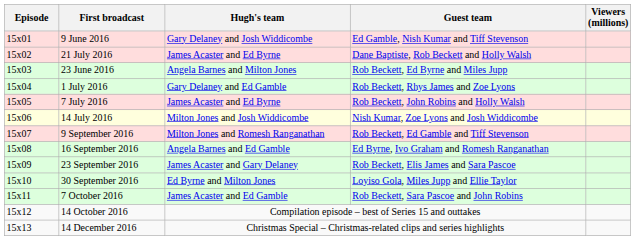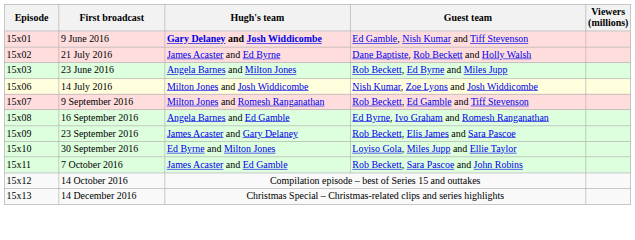(240, 39) normal -> (244, 39) bold
- row: (84, 86)
- row: (84, 102)
